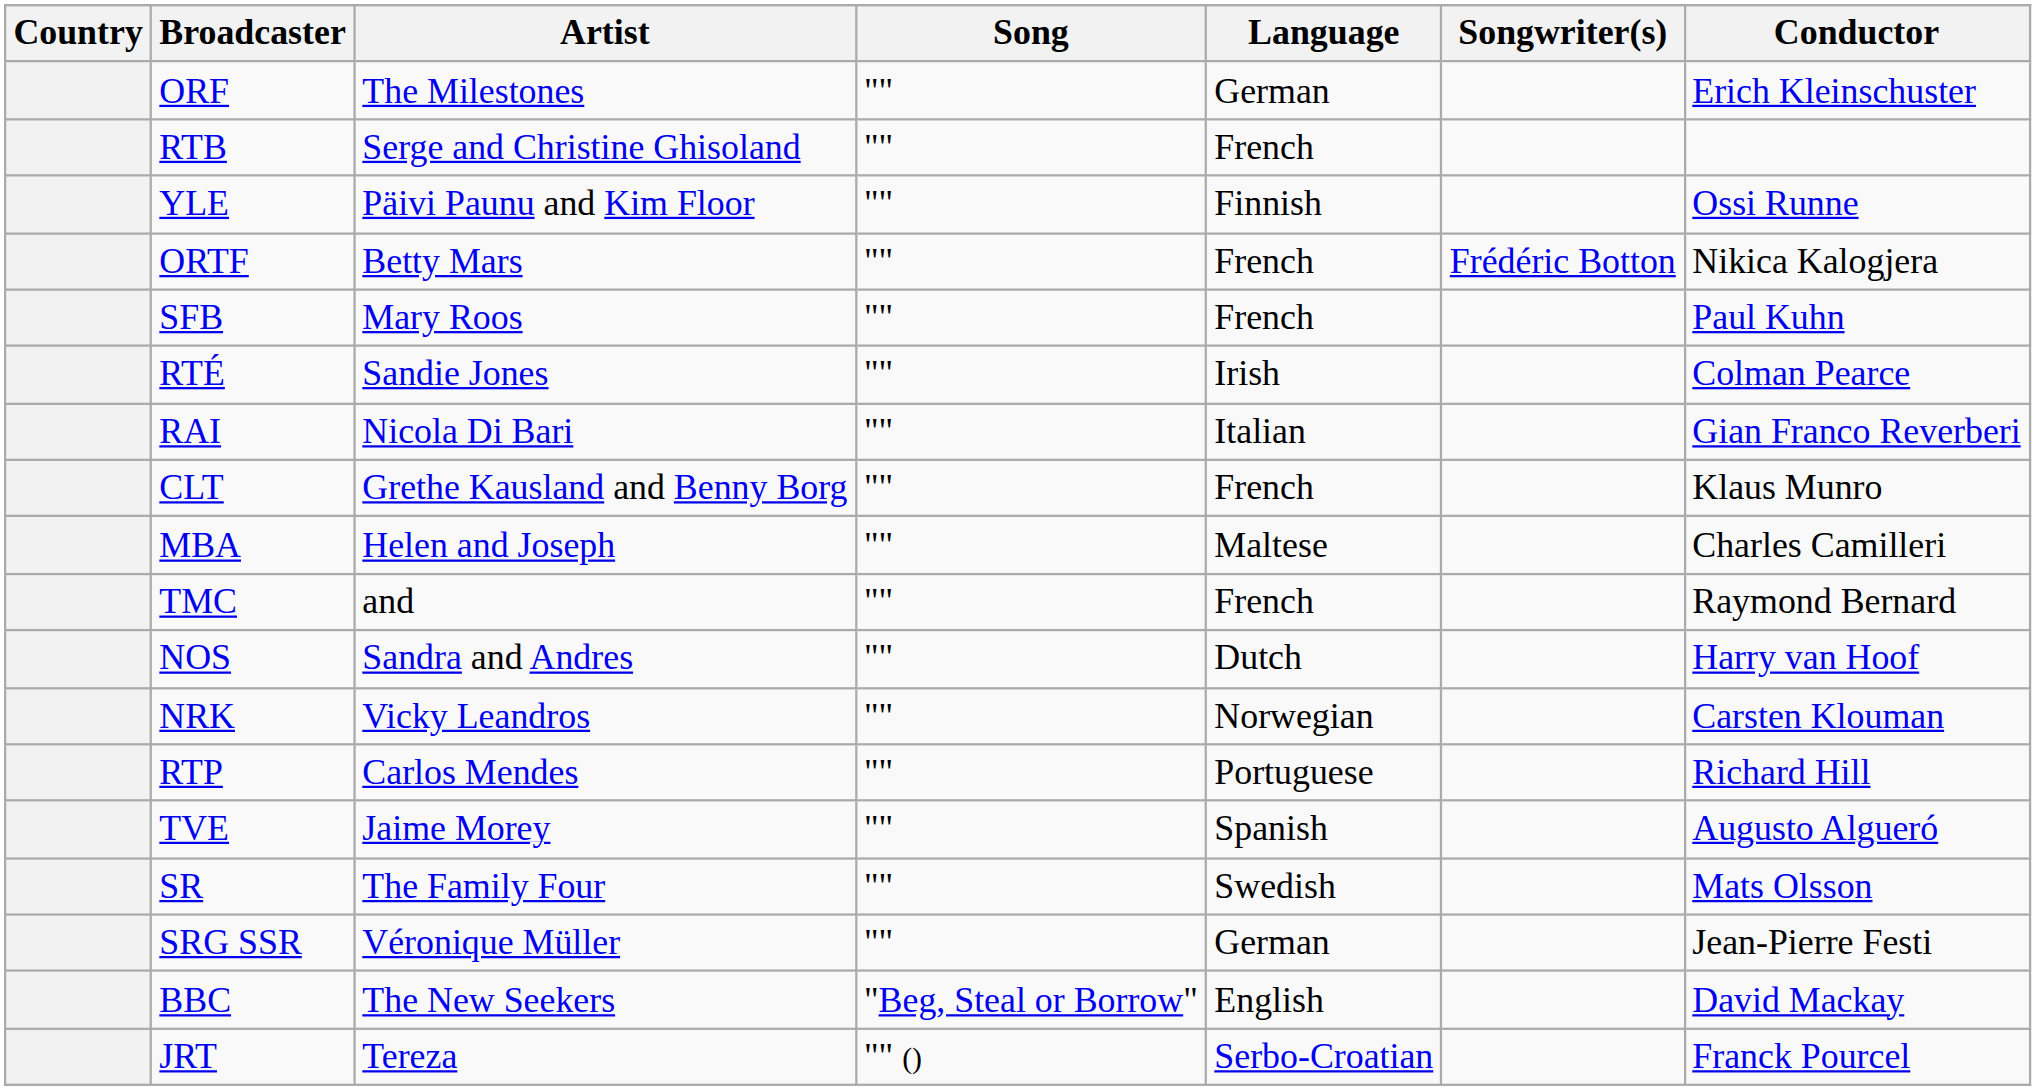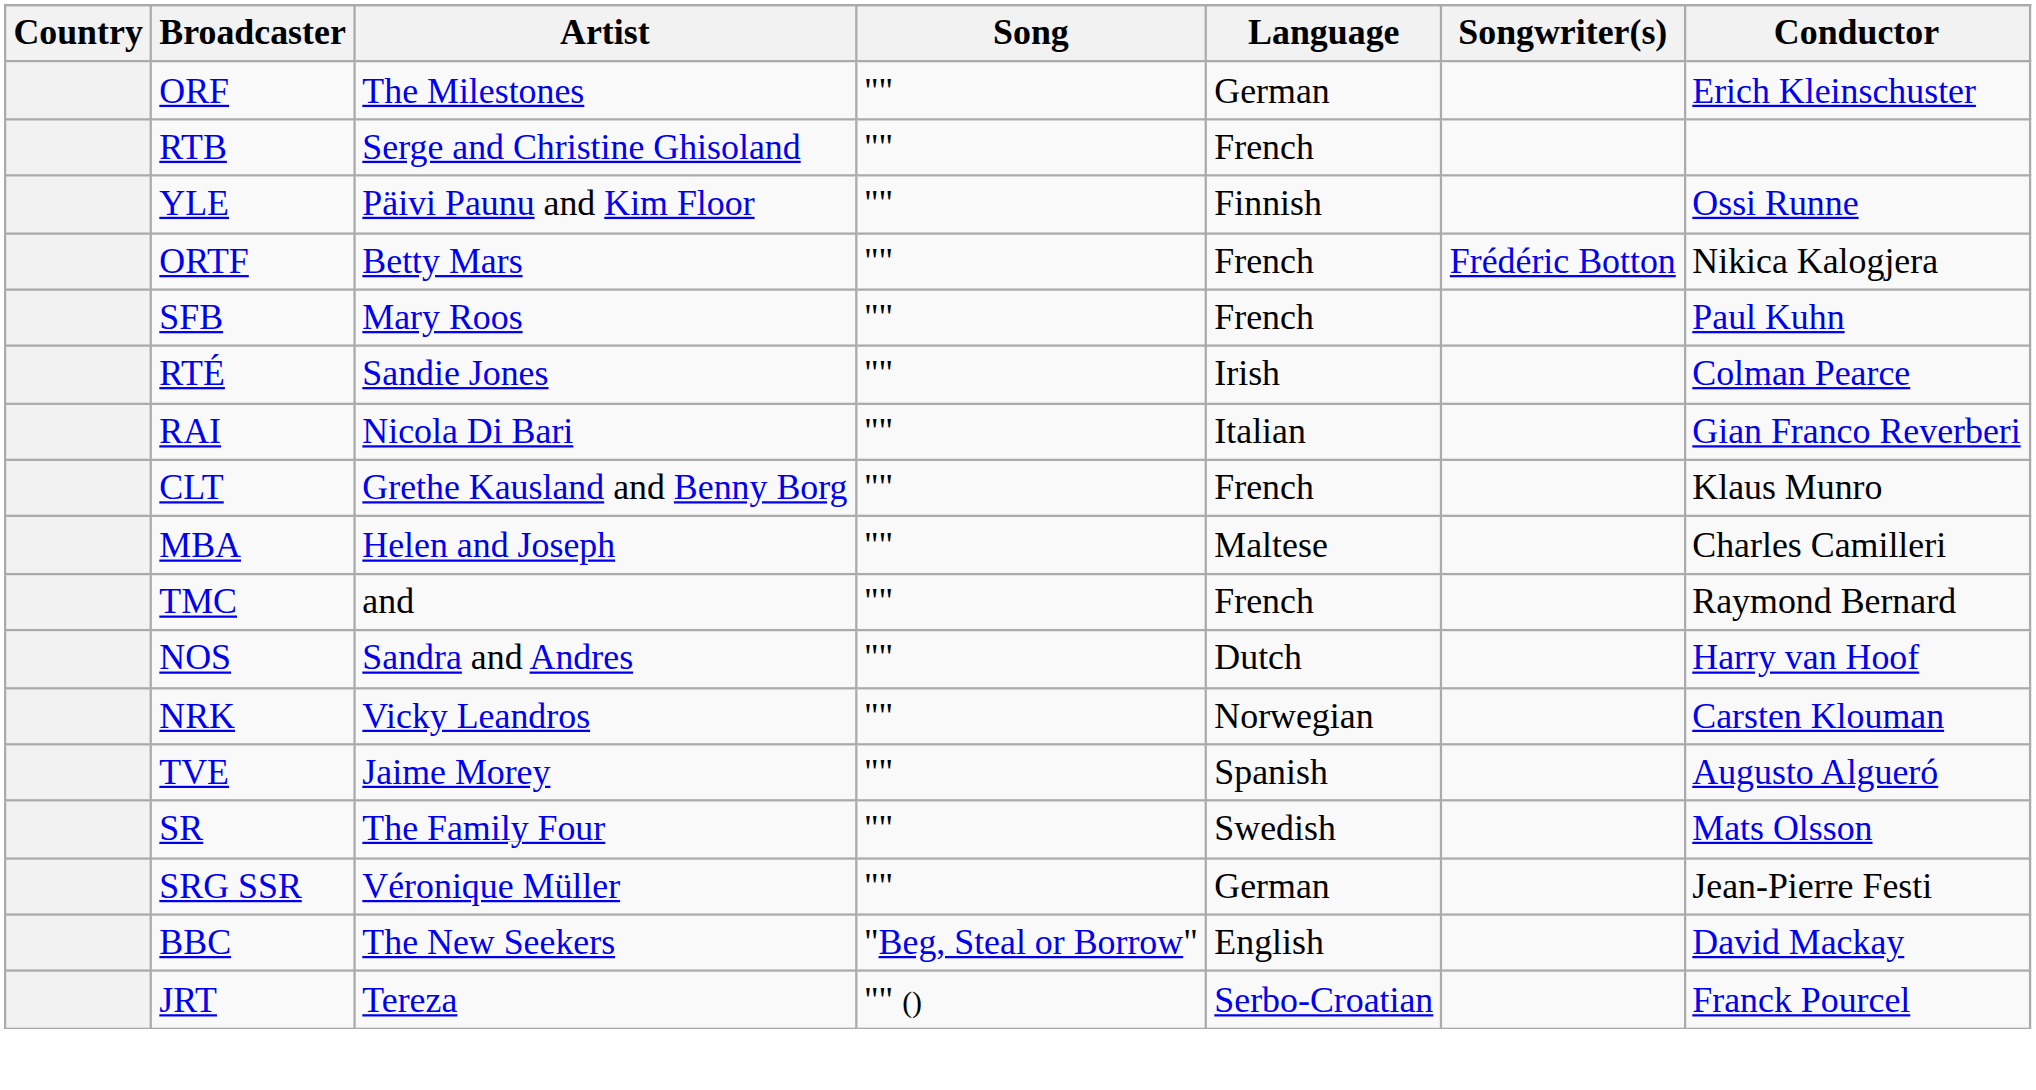- row: (191, 771)
